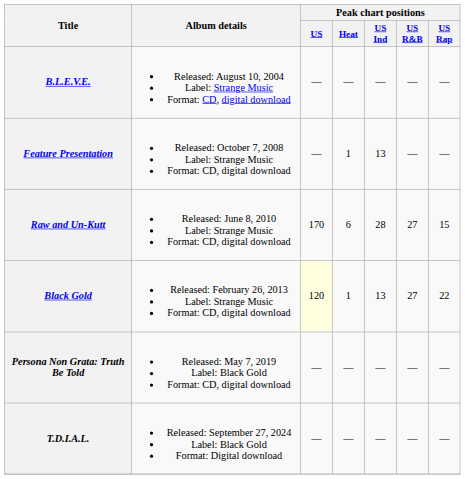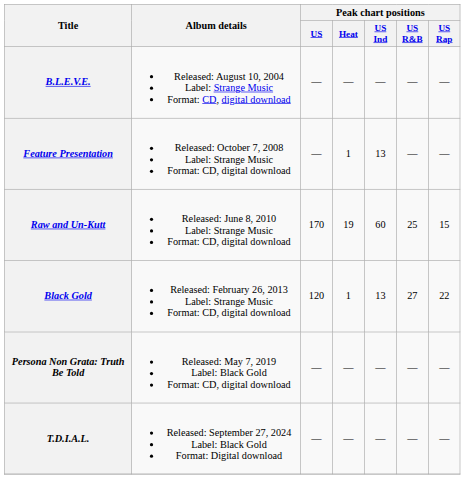(348, 225) 6 -> (348, 225) 19
(380, 225) 28 -> (380, 225) 60
(412, 225) 27 -> (412, 225) 25
(316, 296) lightyellow background -> (316, 296) no background
